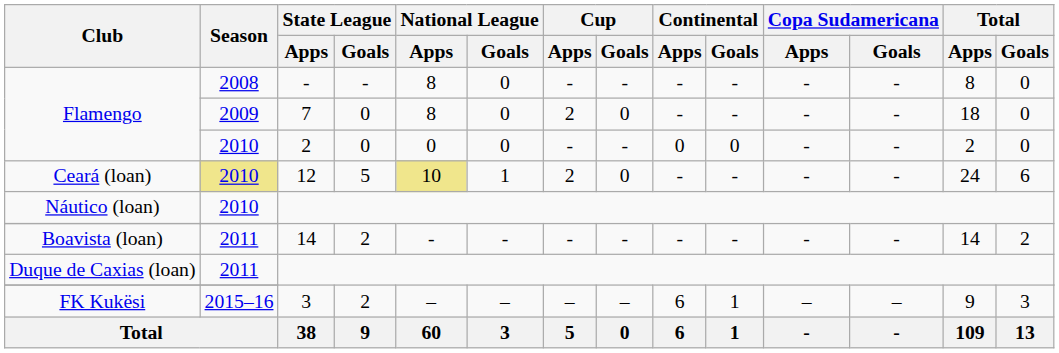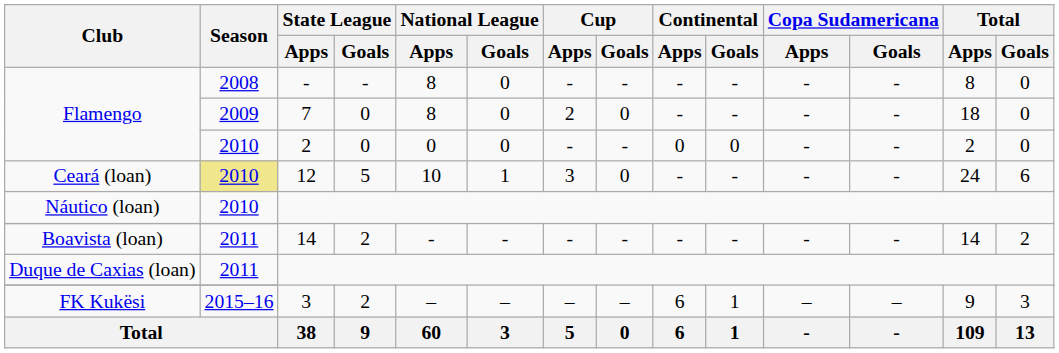(431, 176) khaki background -> (431, 176) no background
(570, 176) 2 -> (570, 176) 3
